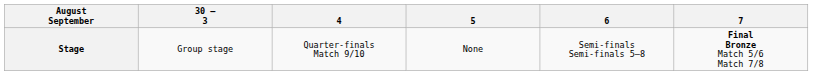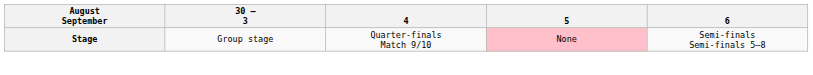- column: (741, 21)
(473, 49) no background -> (567, 40) pink background
